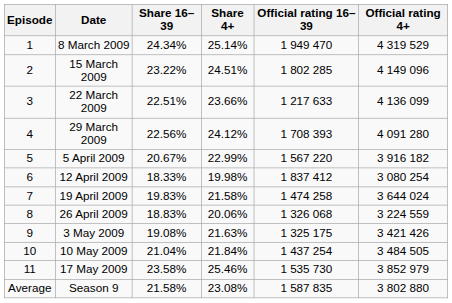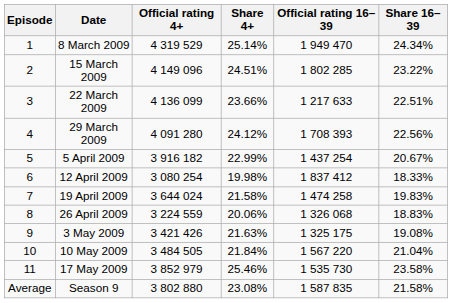columns swapped: (403, 20) <-> (167, 20)
(306, 158) 1 567 220 -> (326, 158) 1 437 254
(306, 251) 1 437 254 -> (326, 251) 1 567 220
